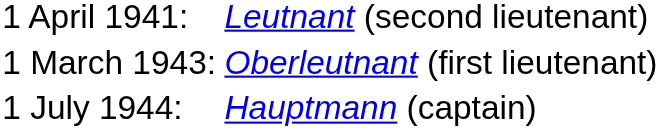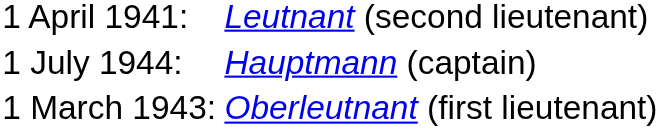rows swapped: (109, 62) <-> (92, 108)
